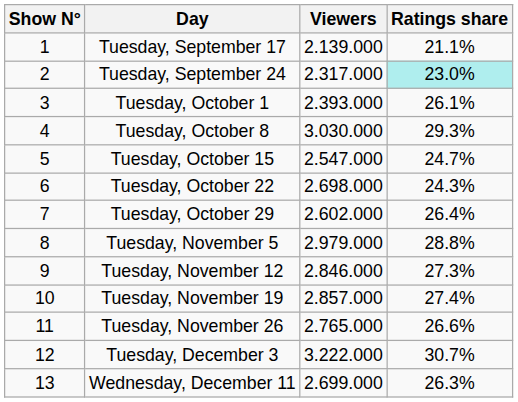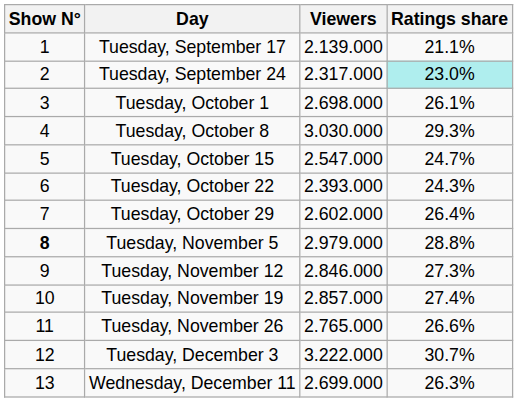(343, 103) 2.393.000 -> (343, 103) 2.698.000
(343, 187) 2.698.000 -> (343, 187) 2.393.000
(45, 243) normal -> (45, 243) bold
